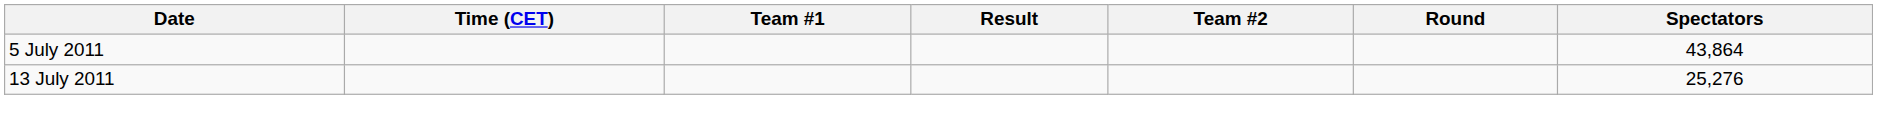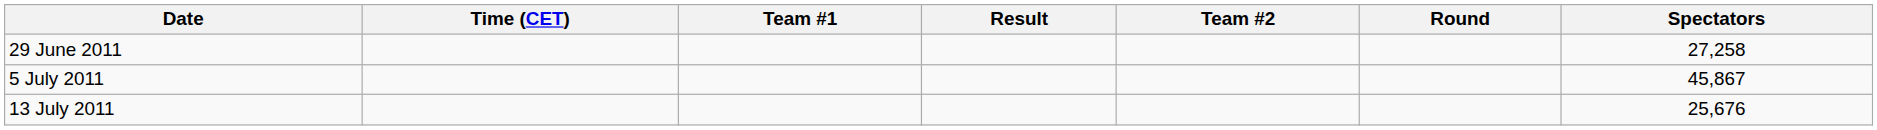+ row: (65, 49)
(1715, 49) 43,864 -> (1717, 79) 45,867
(1715, 79) 25,276 -> (1717, 109) 25,676
